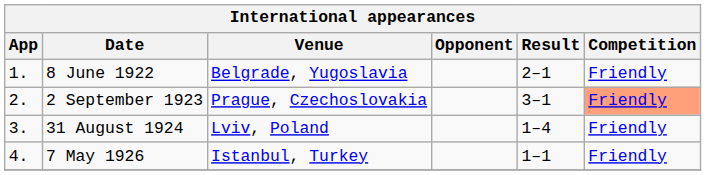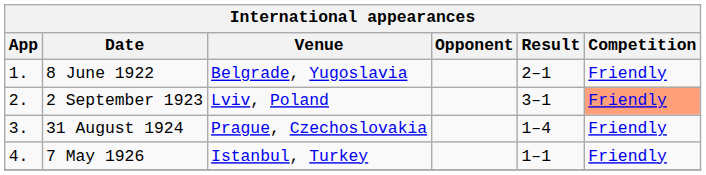(319, 101) Prague, Czechoslovakia -> (270, 101) Lviv, Poland
(270, 128) Lviv, Poland -> (319, 128) Prague, Czechoslovakia
